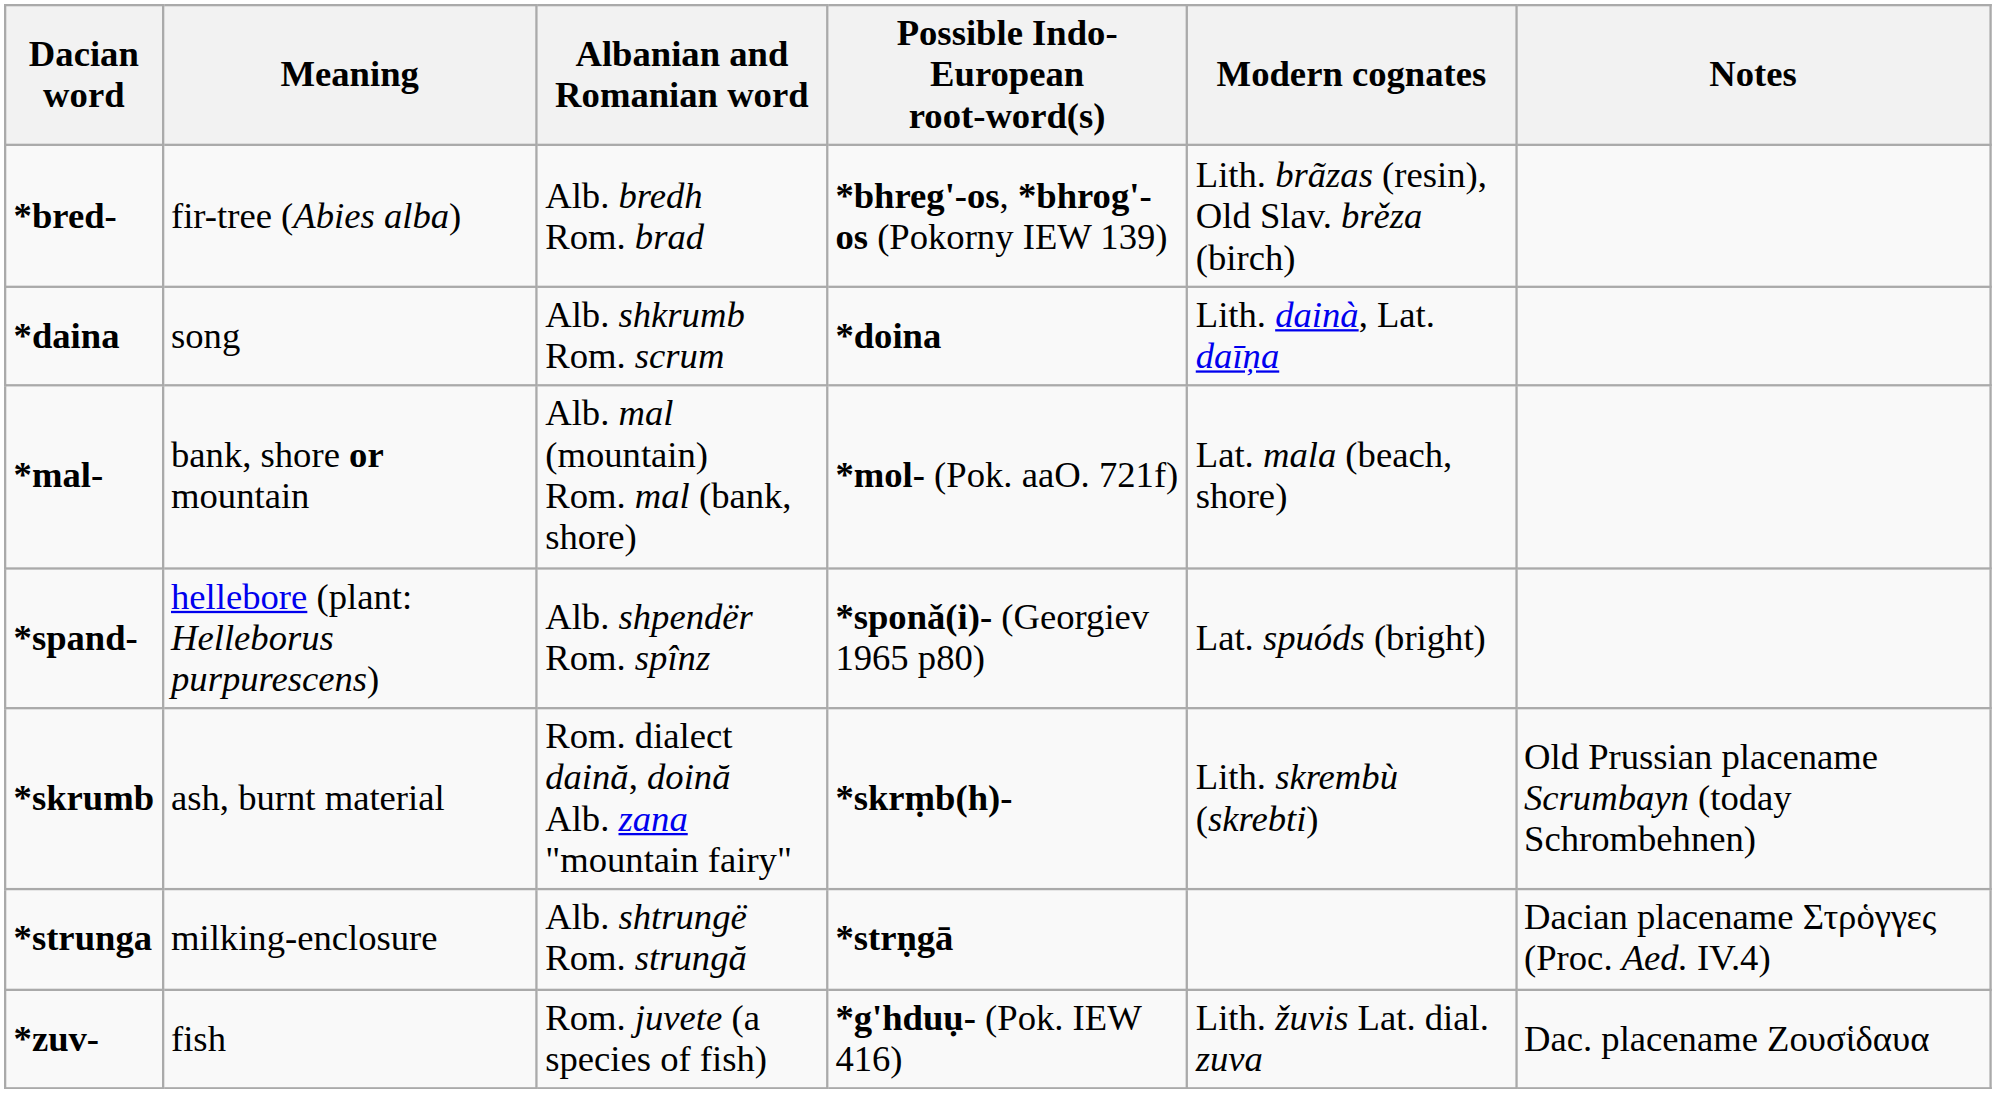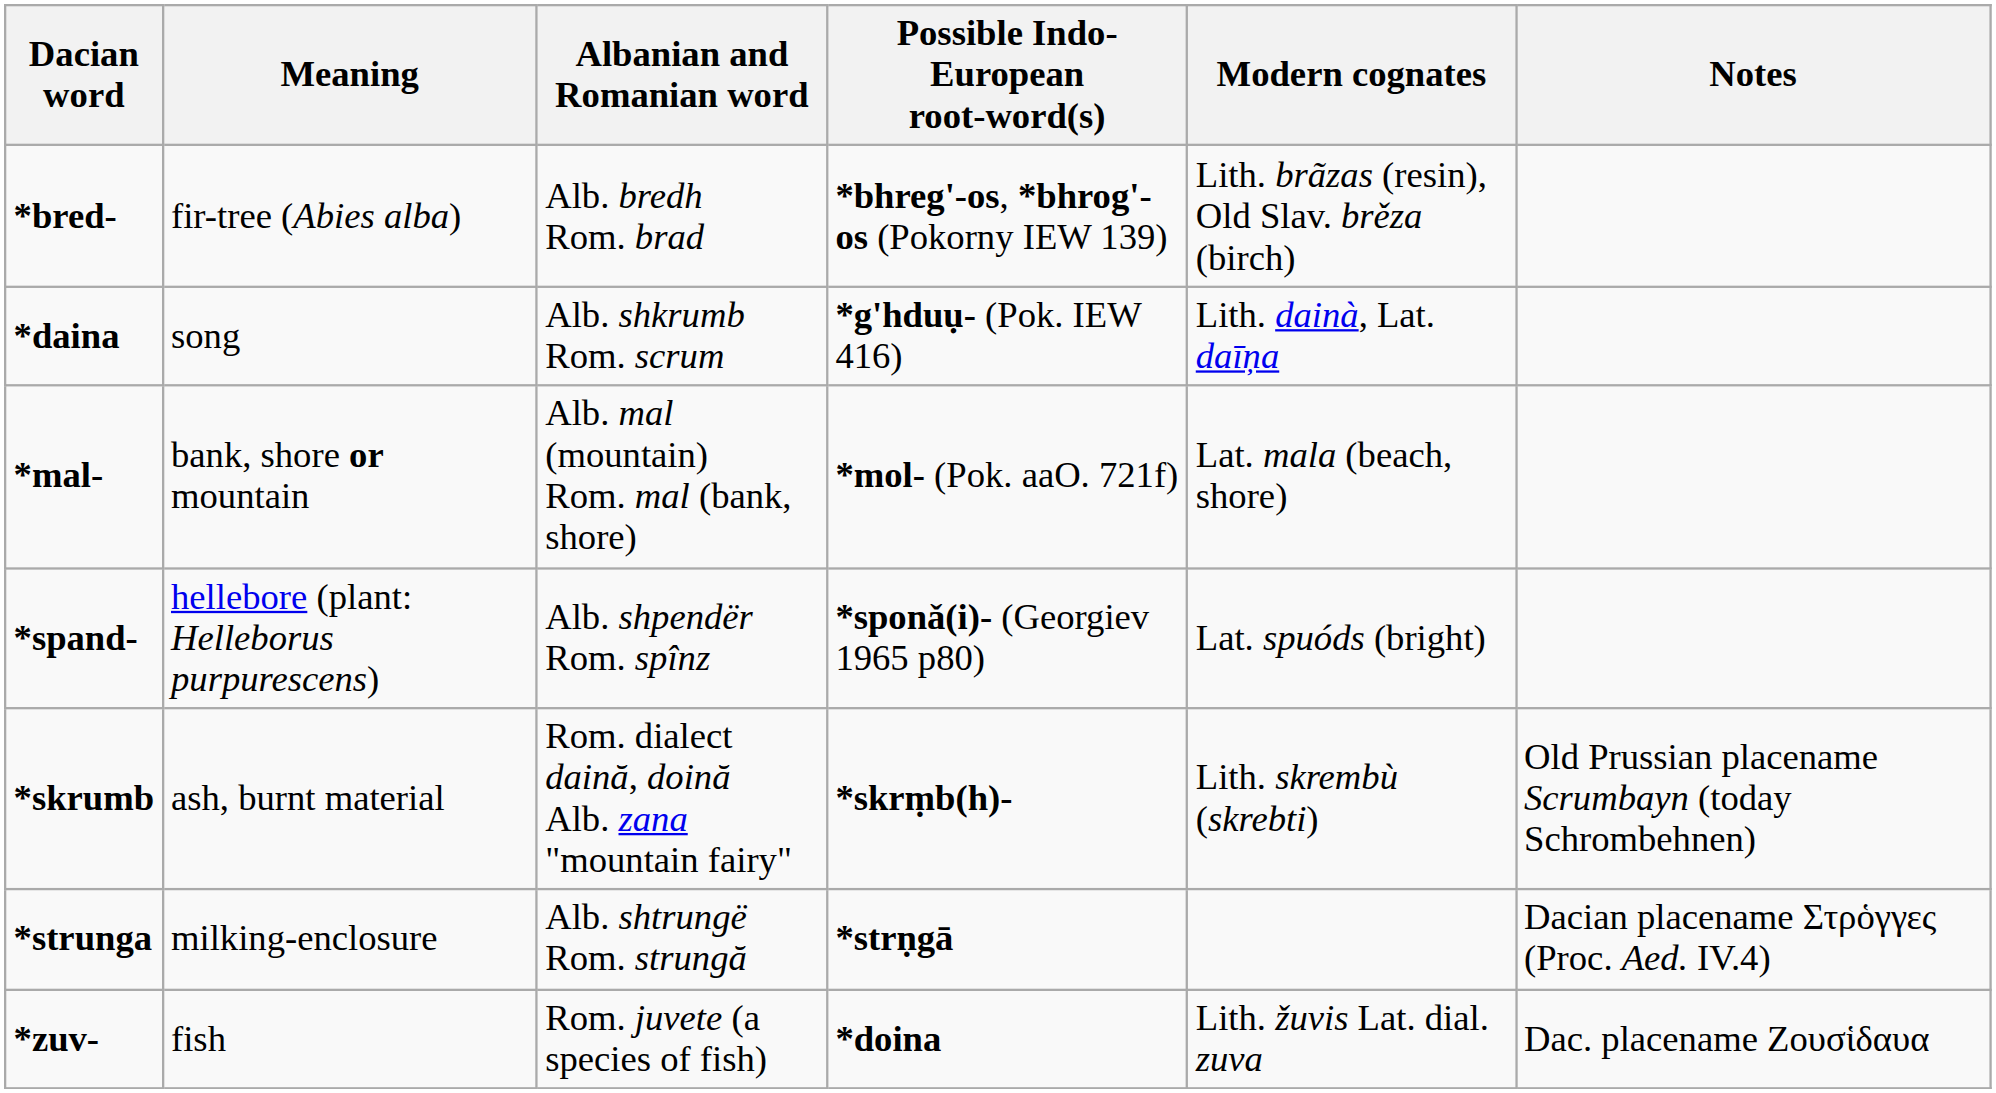(888, 335) *doina -> (989, 335) *g'hduụ- (Pok. IEW 416)
(989, 1038) *g'hduụ- (Pok. IEW 416) -> (888, 1038) *doina
